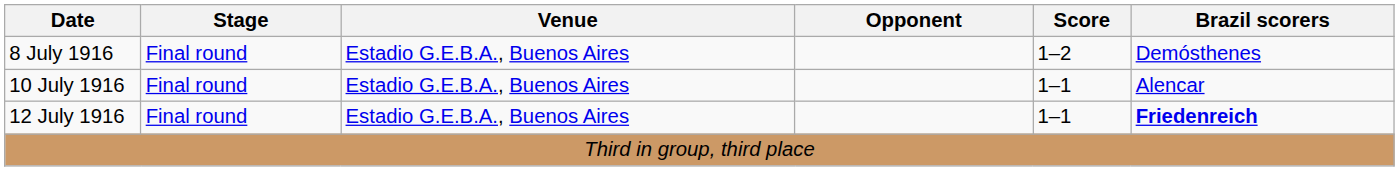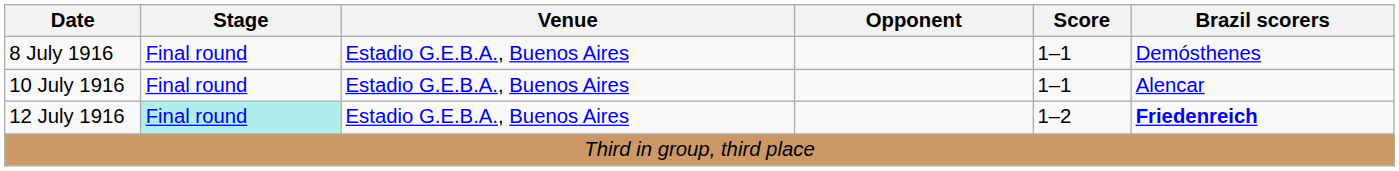(1054, 52) 1–2 -> (1054, 52) 1–1
(197, 117) no background -> (197, 117) paleturquoise background
(1054, 117) 1–1 -> (1054, 117) 1–2
